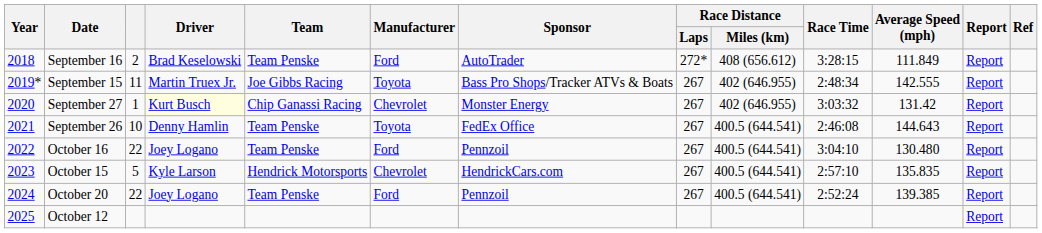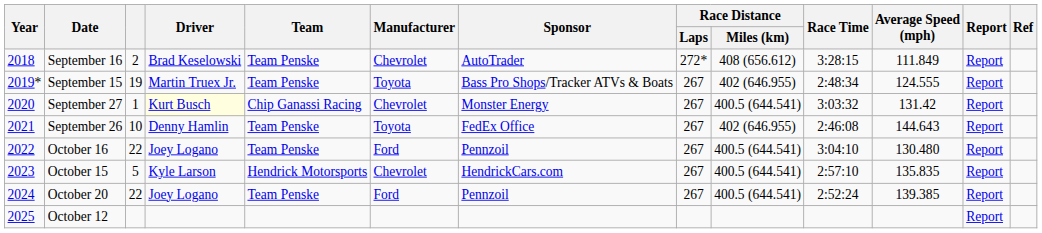(386, 60) Ford -> (400, 60) Chevrolet
(135, 82) 11 -> (135, 82) 19
(295, 82) Joe Gibbs Racing -> (283, 82) Team Penske
(917, 82) 142.555 -> (917, 82) 124.555
(758, 105) 402 (646.955) -> (758, 105) 400.5 (644.541)
(758, 127) 400.5 (644.541) -> (758, 127) 402 (646.955)
